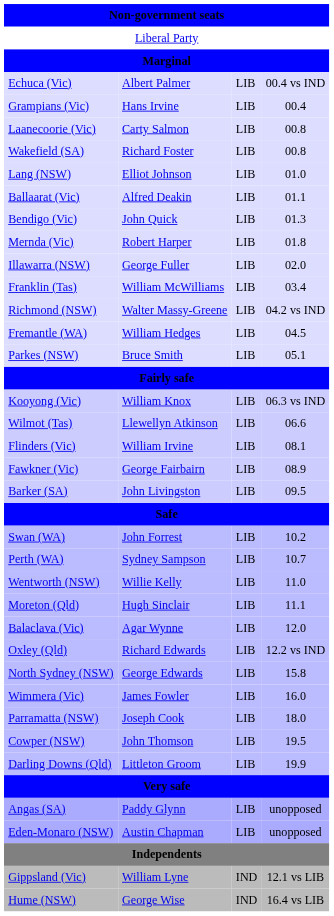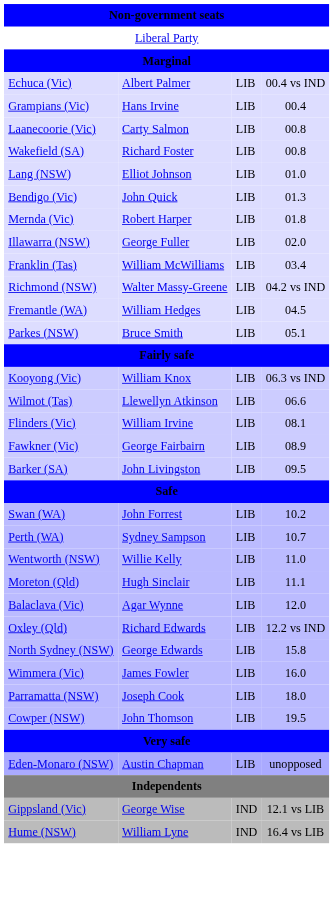- row: (44, 196)
- row: (60, 763)
- row: (37, 809)
(155, 877) William Lyne -> (153, 809) George Wise
(153, 899) George Wise -> (155, 831) William Lyne
